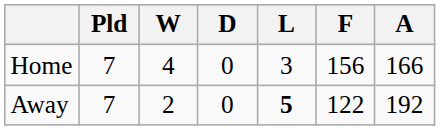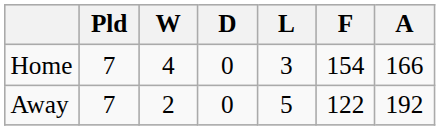(345, 64) 156 -> (345, 64) 154
(286, 104) bold -> (286, 104) normal
